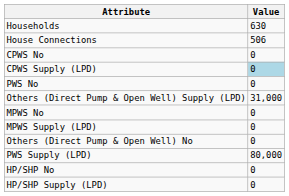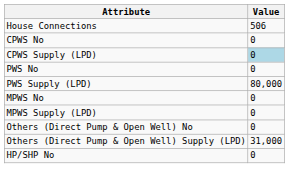- row: (33, 26)
rows swapped: (49, 156) <-> (126, 98)
- row: (57, 184)
